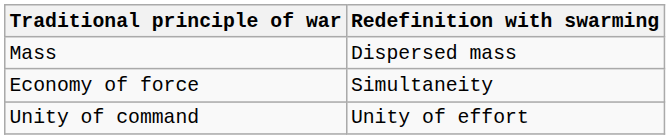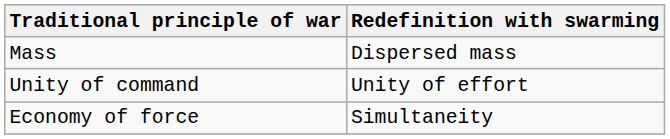rows swapped: (104, 85) <-> (104, 117)
